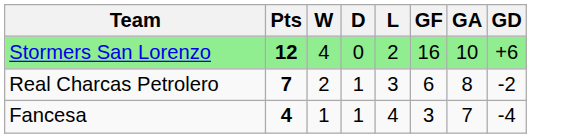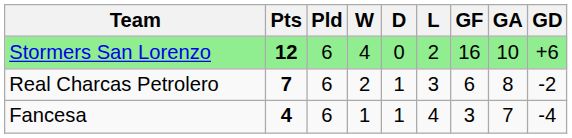+ column: (327, 20)
